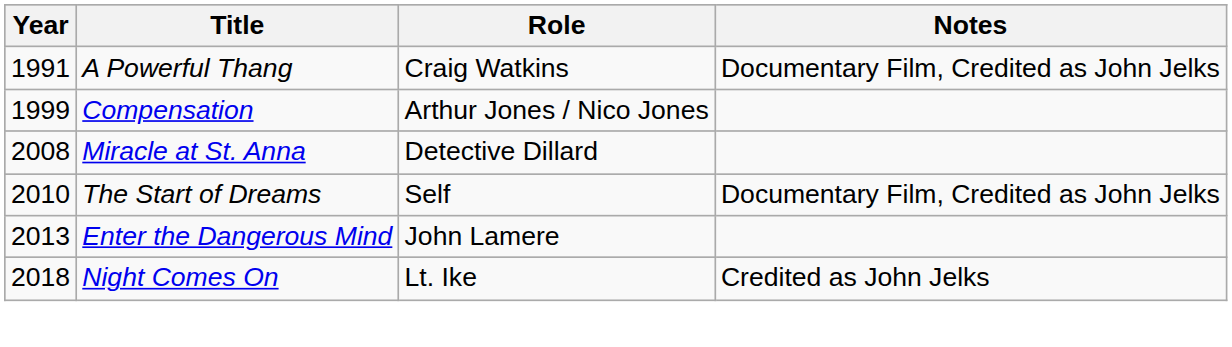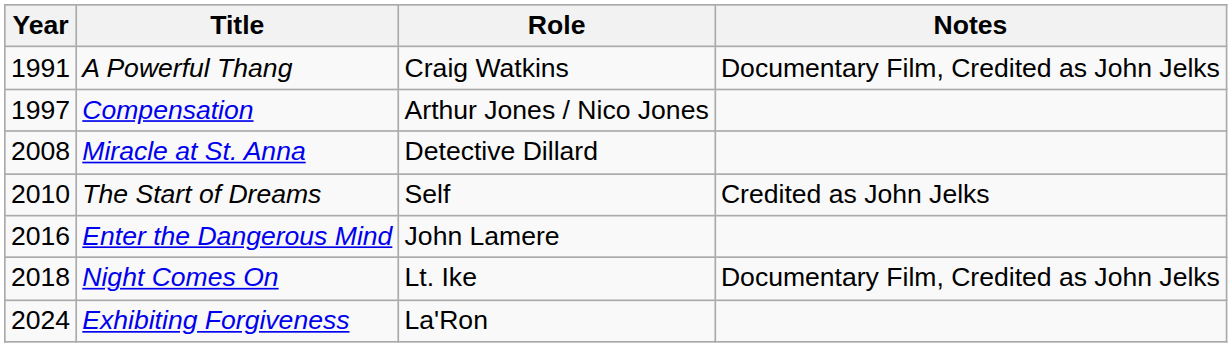(40, 109) 1999 -> (40, 109) 1997
(970, 194) Documentary Film, Credited as John Jelks -> (855, 194) Credited as John Jelks
(40, 236) 2013 -> (40, 236) 2016
(855, 278) Credited as John Jelks -> (970, 278) Documentary Film, Credited as John Jelks
+ row: (216, 320)
